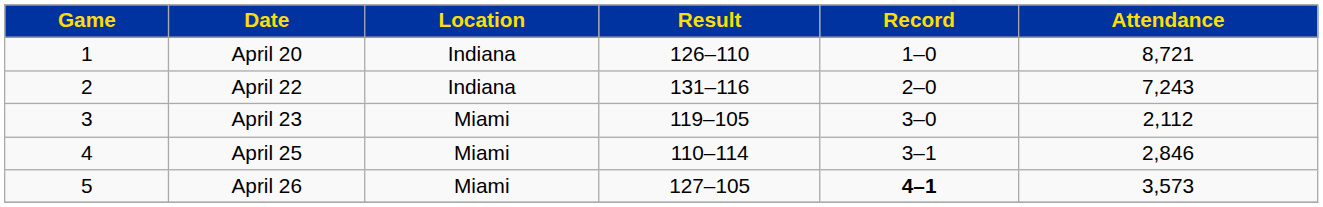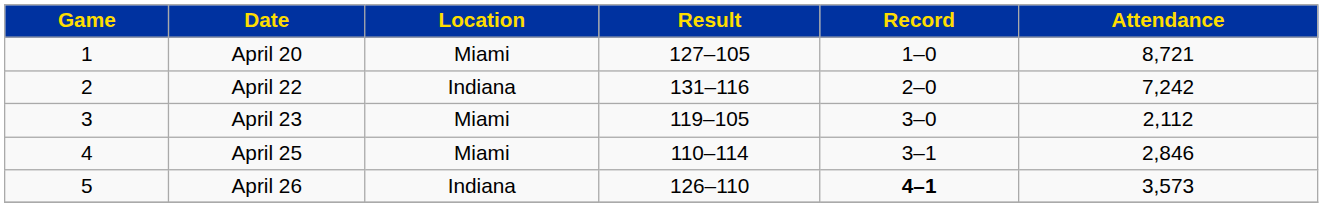(482, 53) Indiana -> (482, 53) Miami
(710, 53) 126–110 -> (710, 53) 127–105
(1168, 86) 7,243 -> (1168, 86) 7,242
(482, 185) Miami -> (482, 185) Indiana
(710, 185) 127–105 -> (710, 185) 126–110
